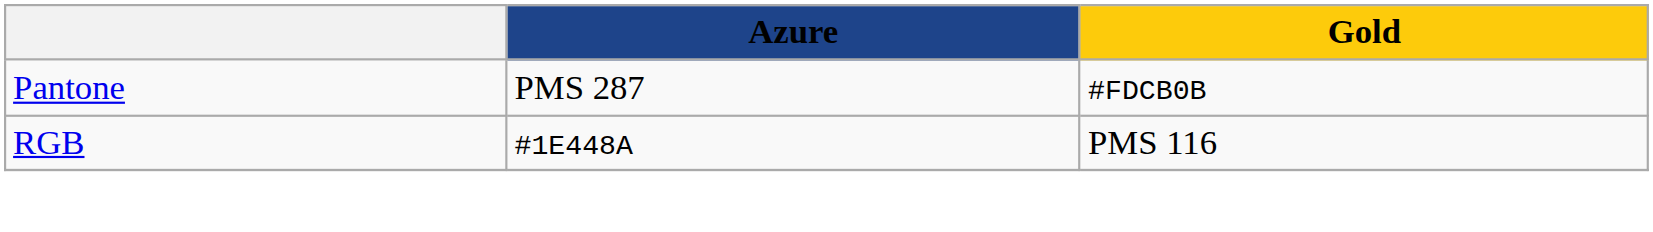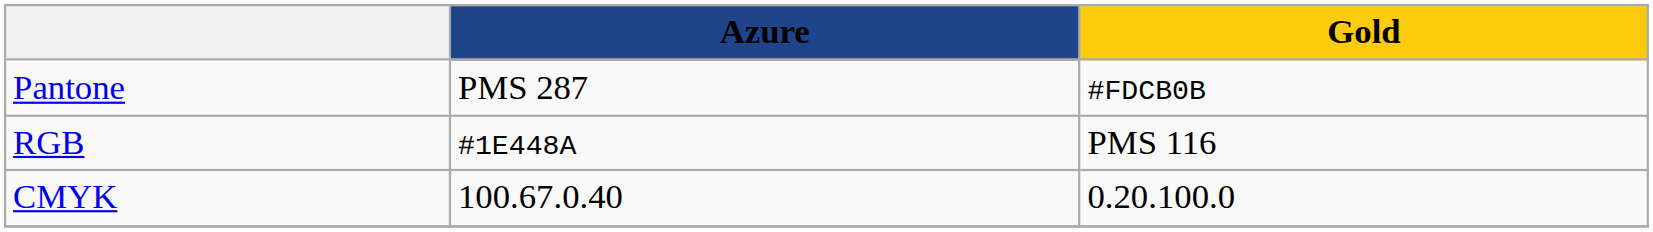+ row: (65, 197)
